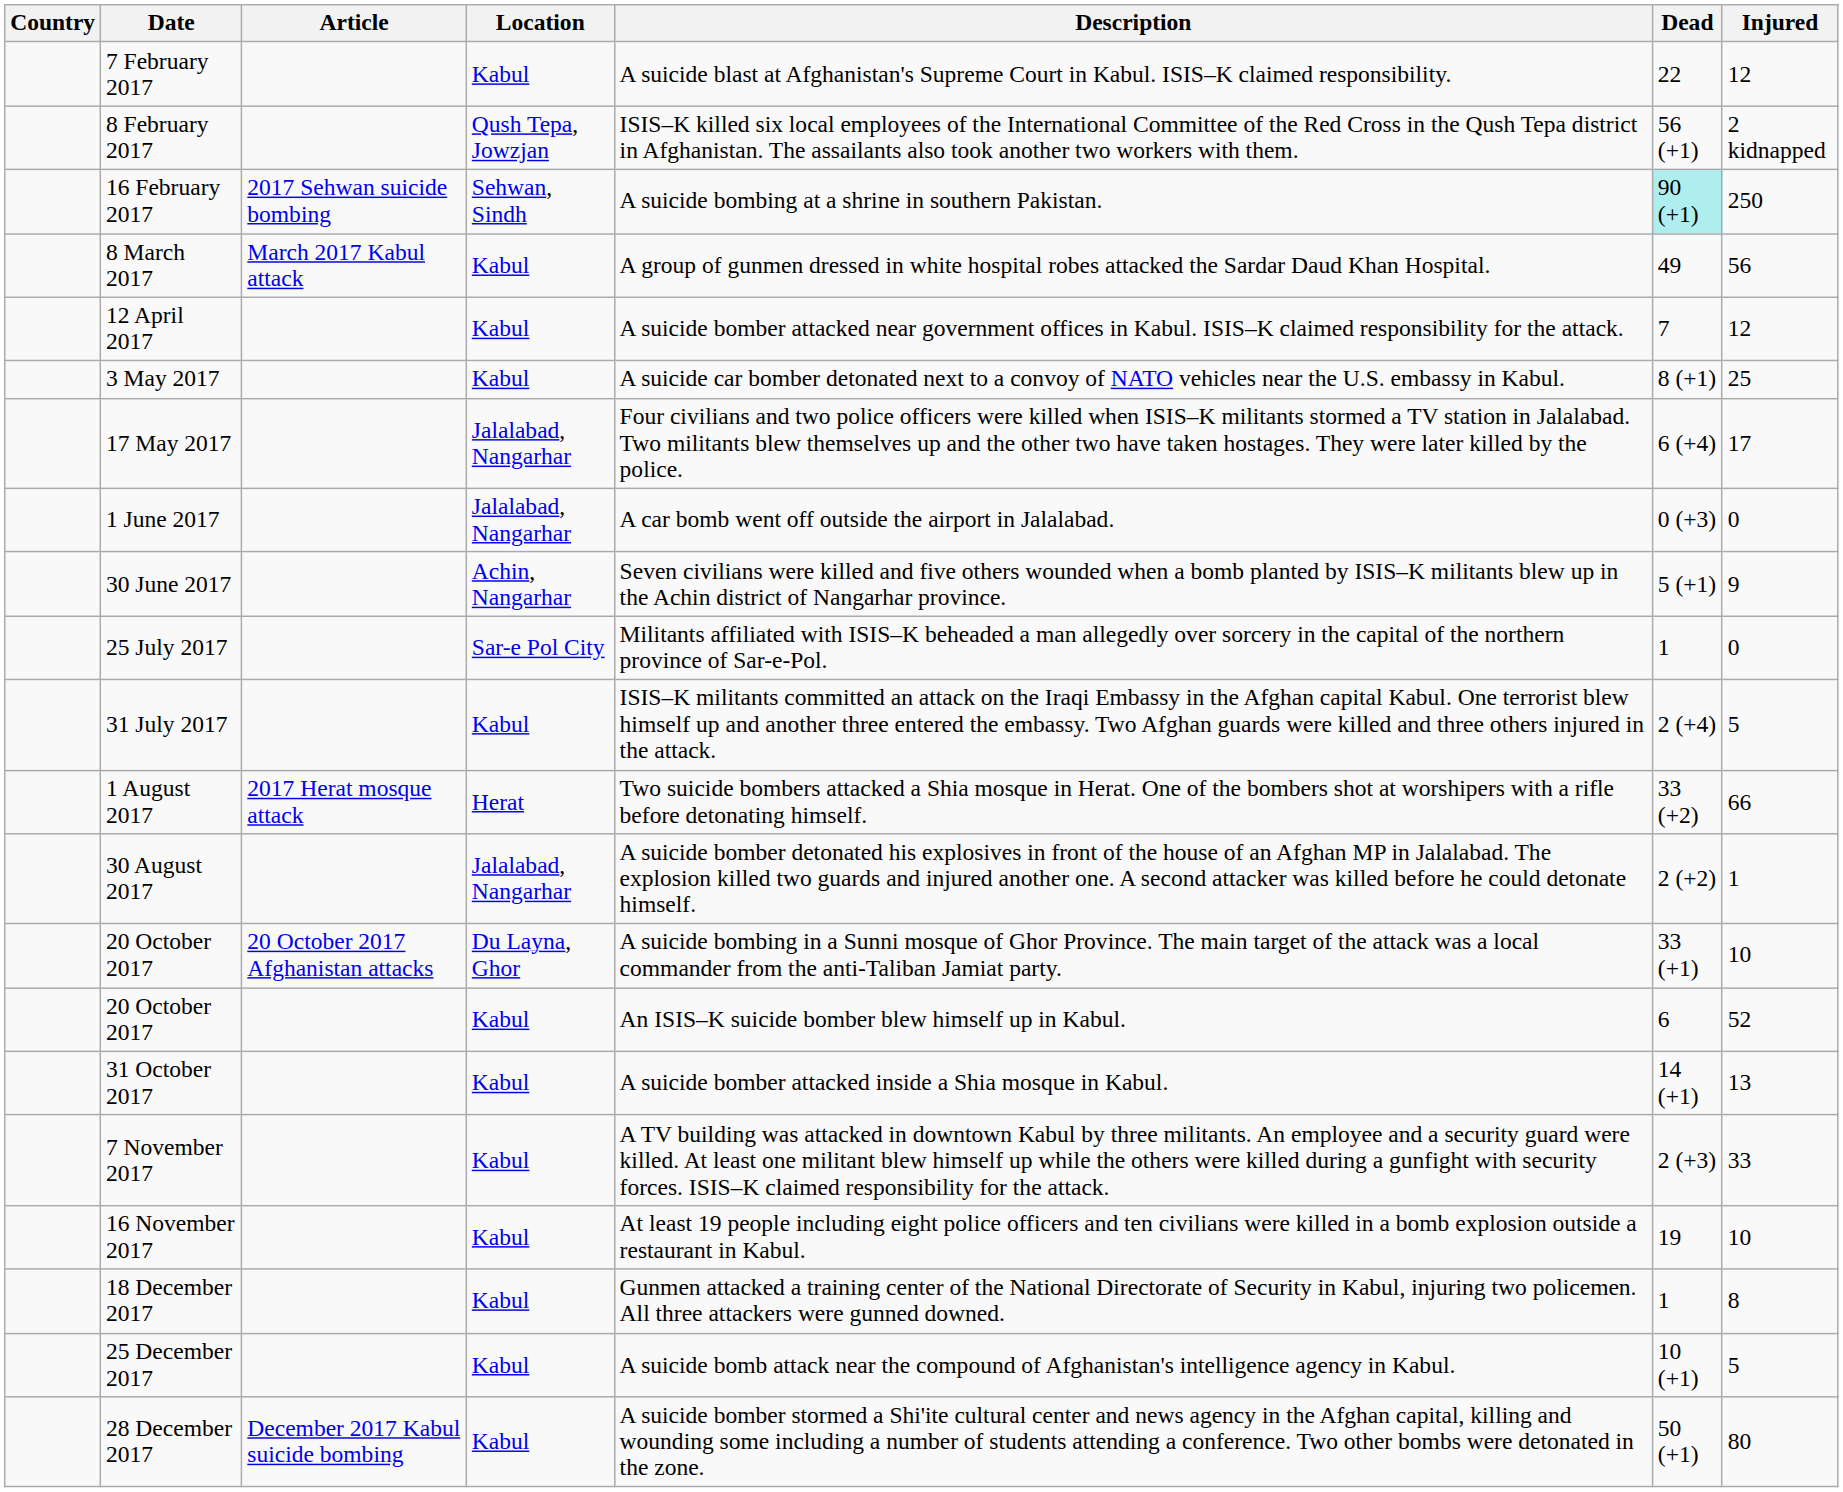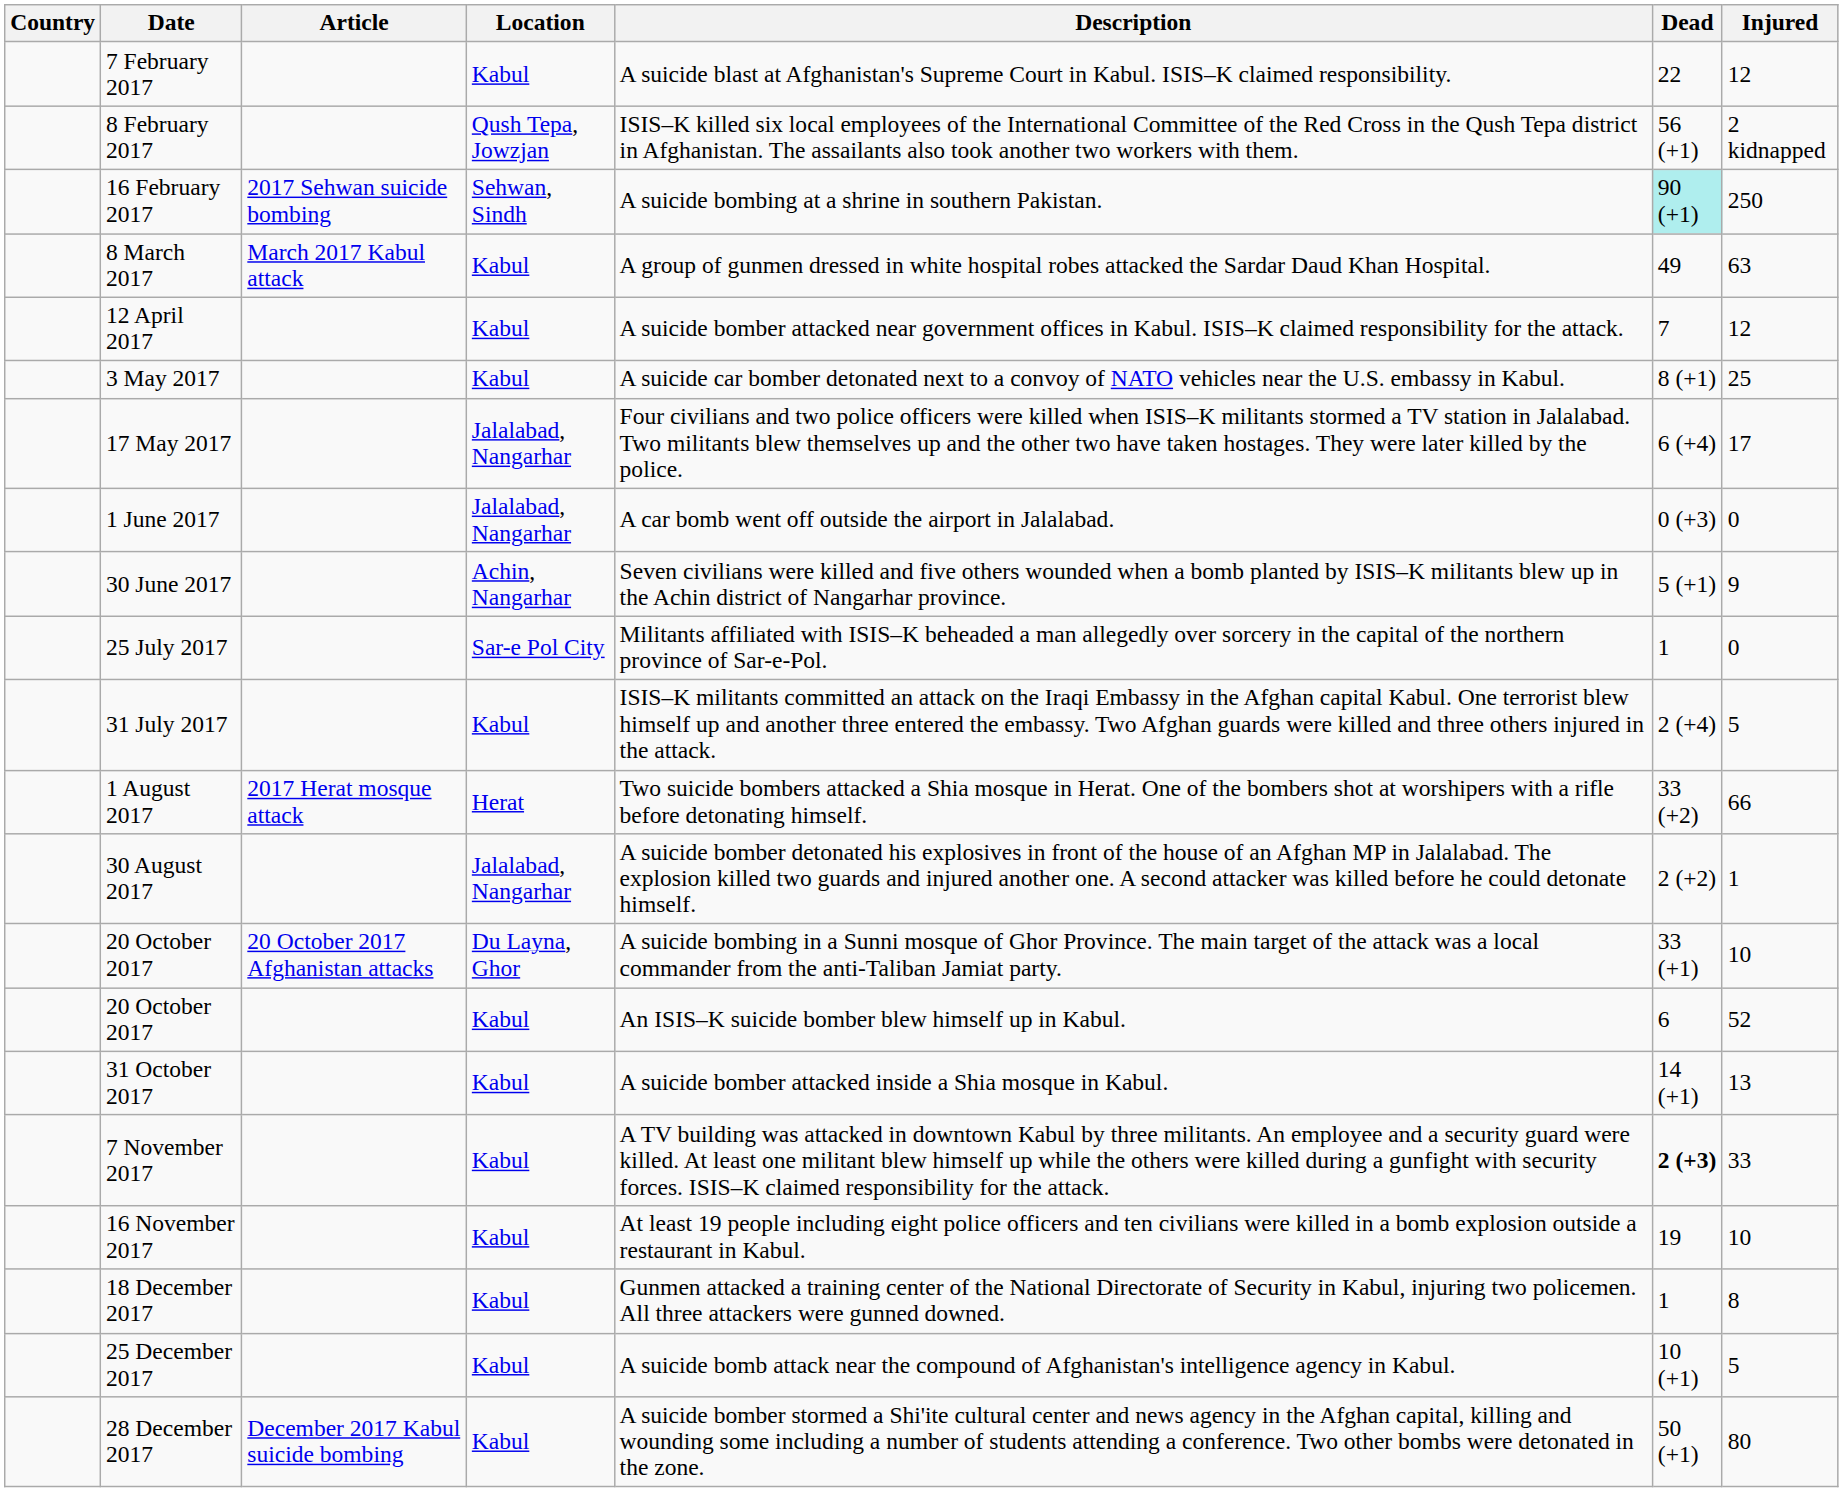(1739, 264) 56 -> (1739, 264) 63
(1687, 1160) normal -> (1687, 1160) bold
